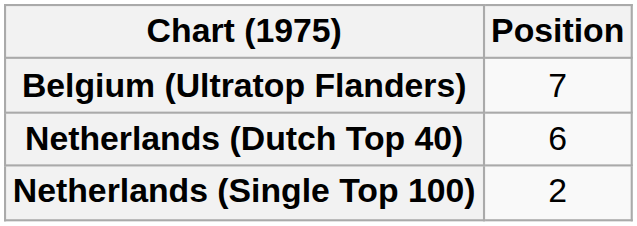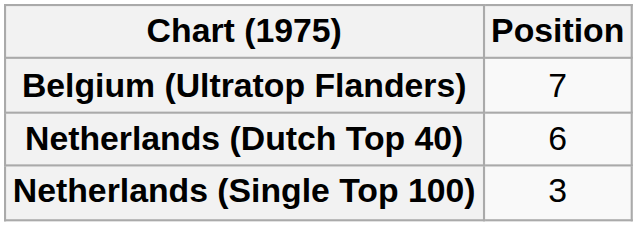(558, 191) 2 -> (558, 191) 3
